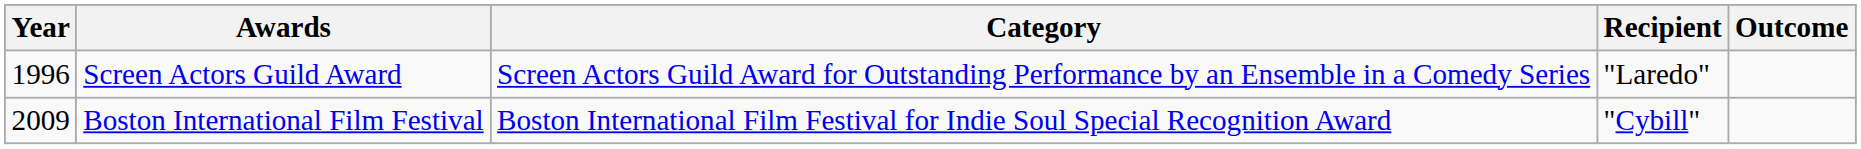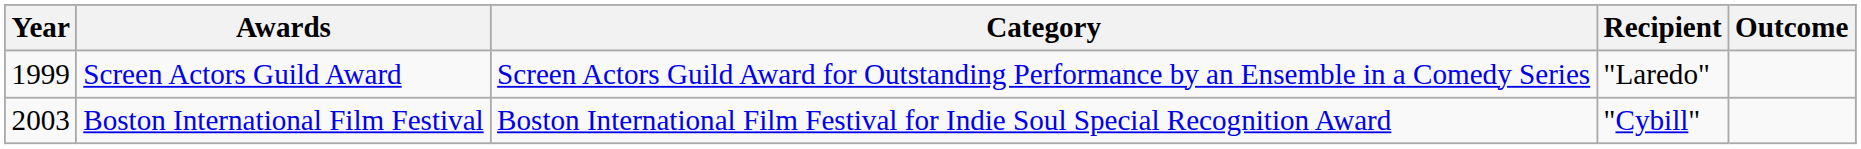(41, 73) 1996 -> (41, 73) 1999
(41, 119) 2009 -> (41, 119) 2003
